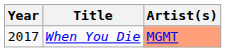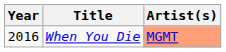(23, 37) 2017 -> (23, 37) 2016
